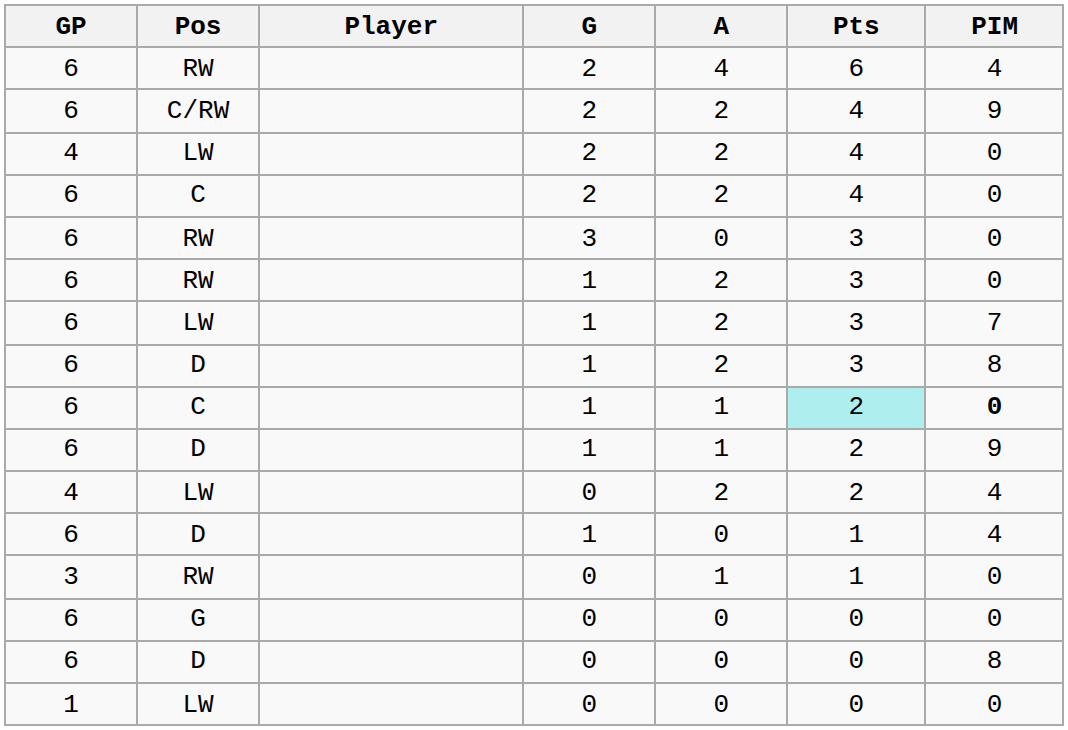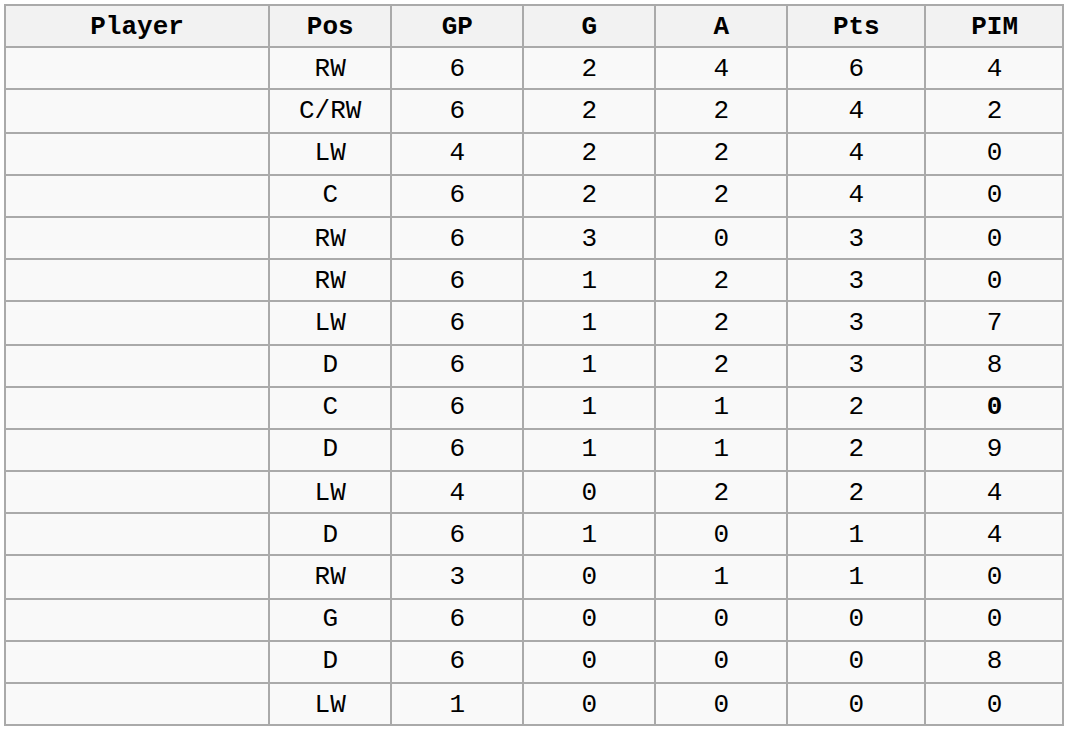columns swapped: (391, 26) <-> (71, 26)
(995, 111) 9 -> (995, 111) 2
(856, 408) paleturquoise background -> (856, 408) no background
